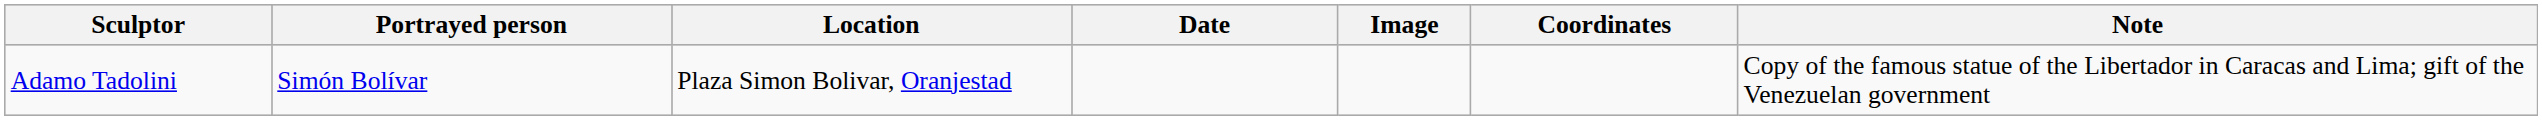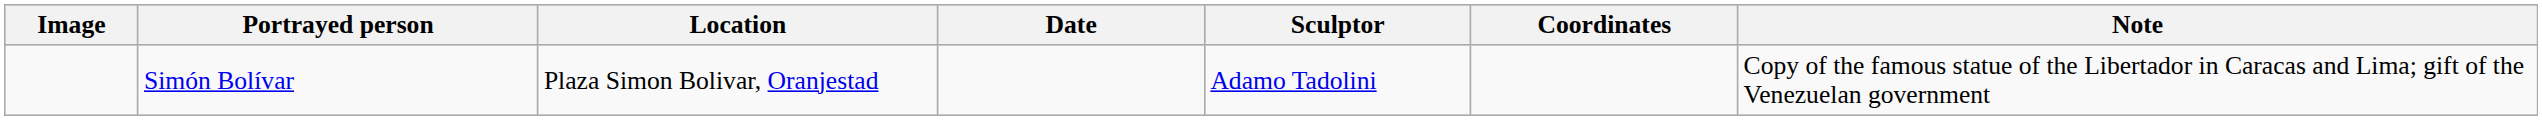columns swapped: (1404, 24) <-> (138, 24)
